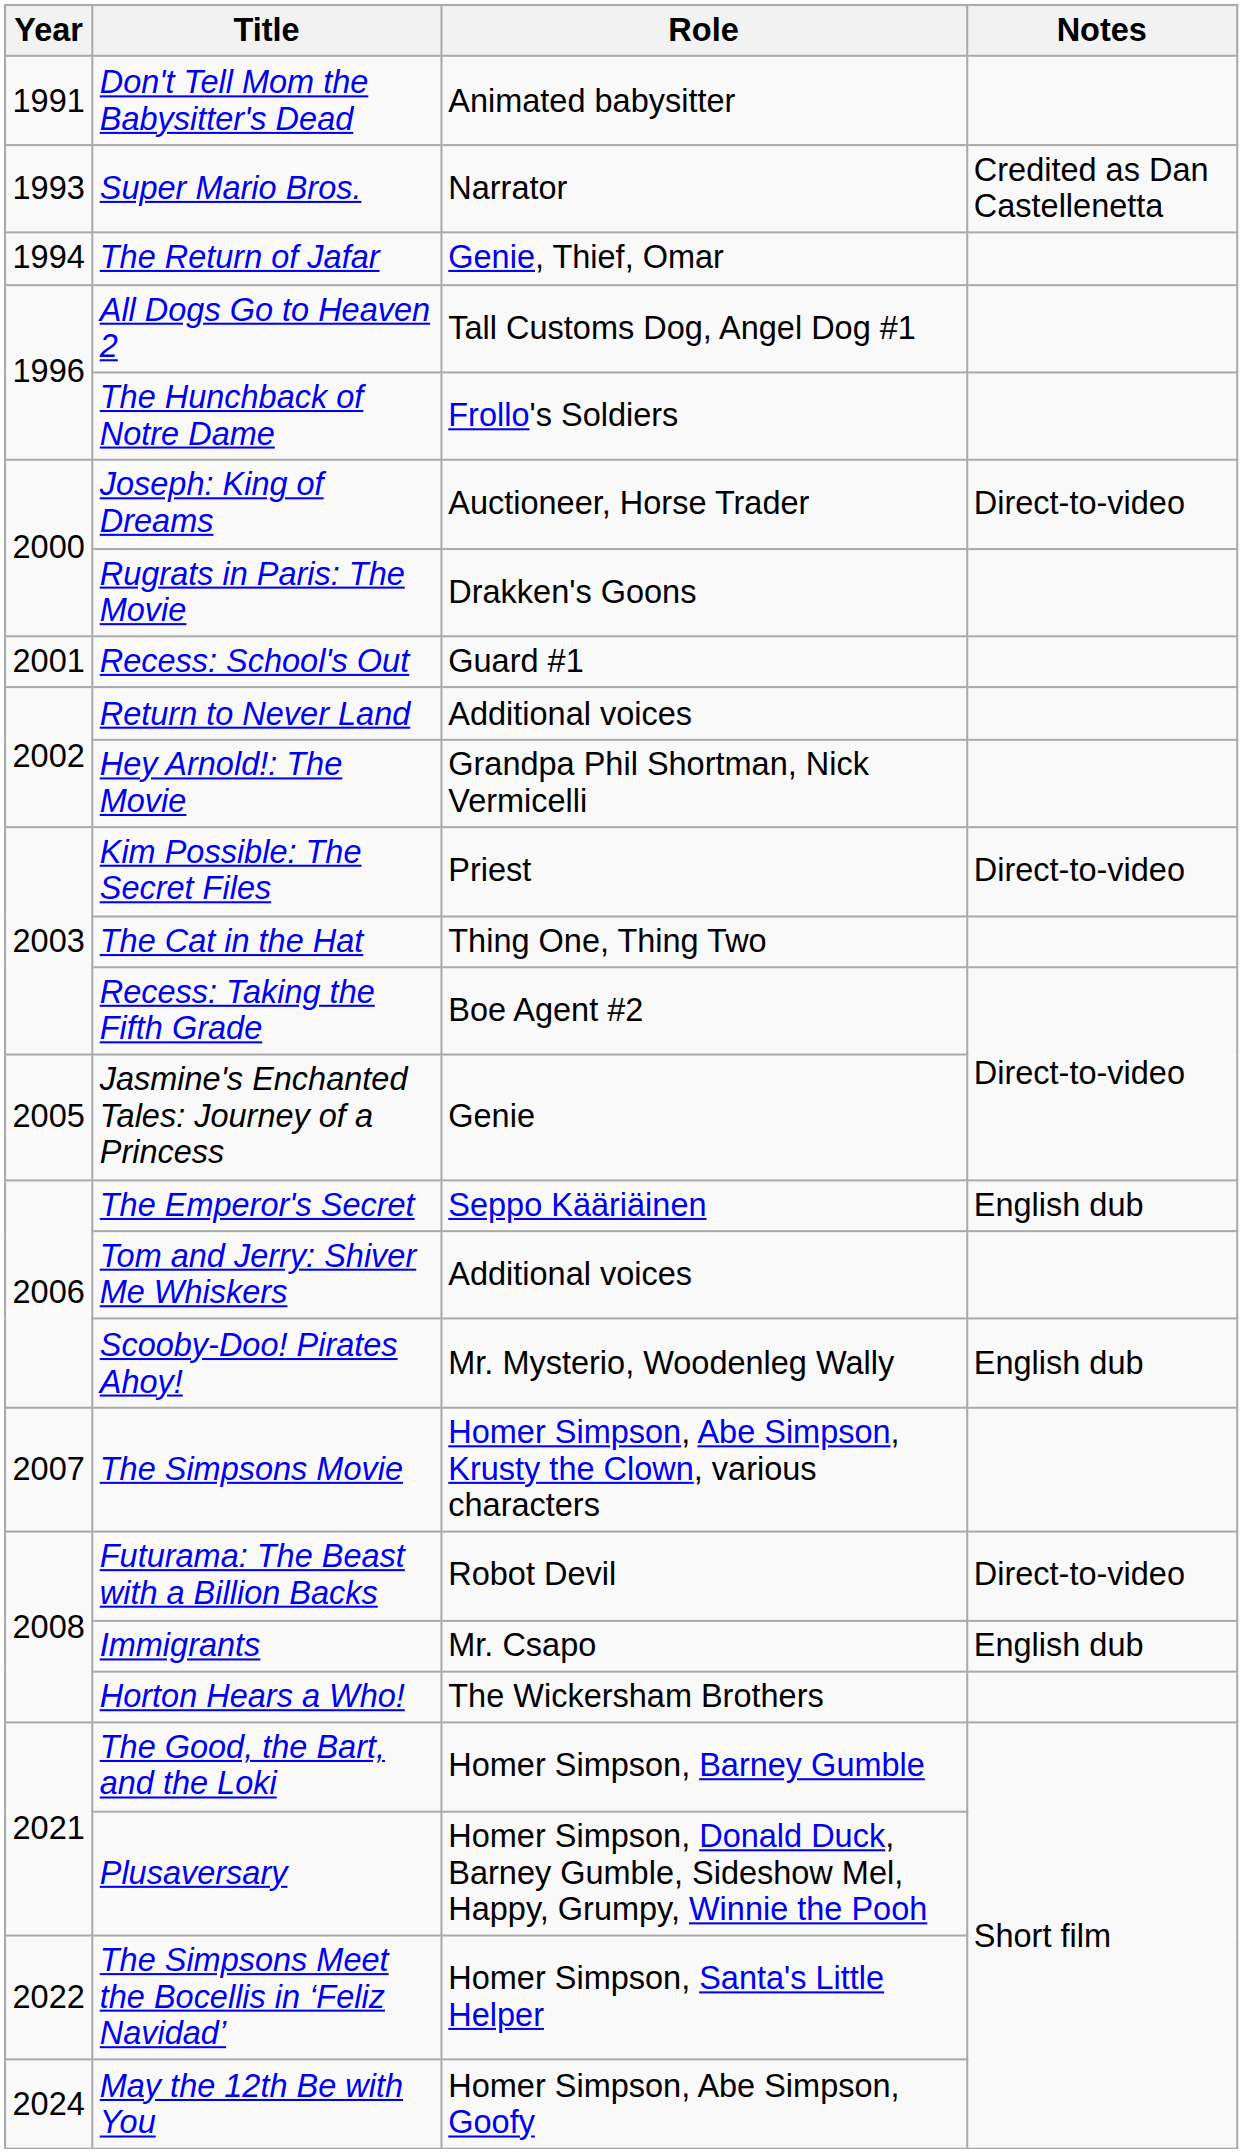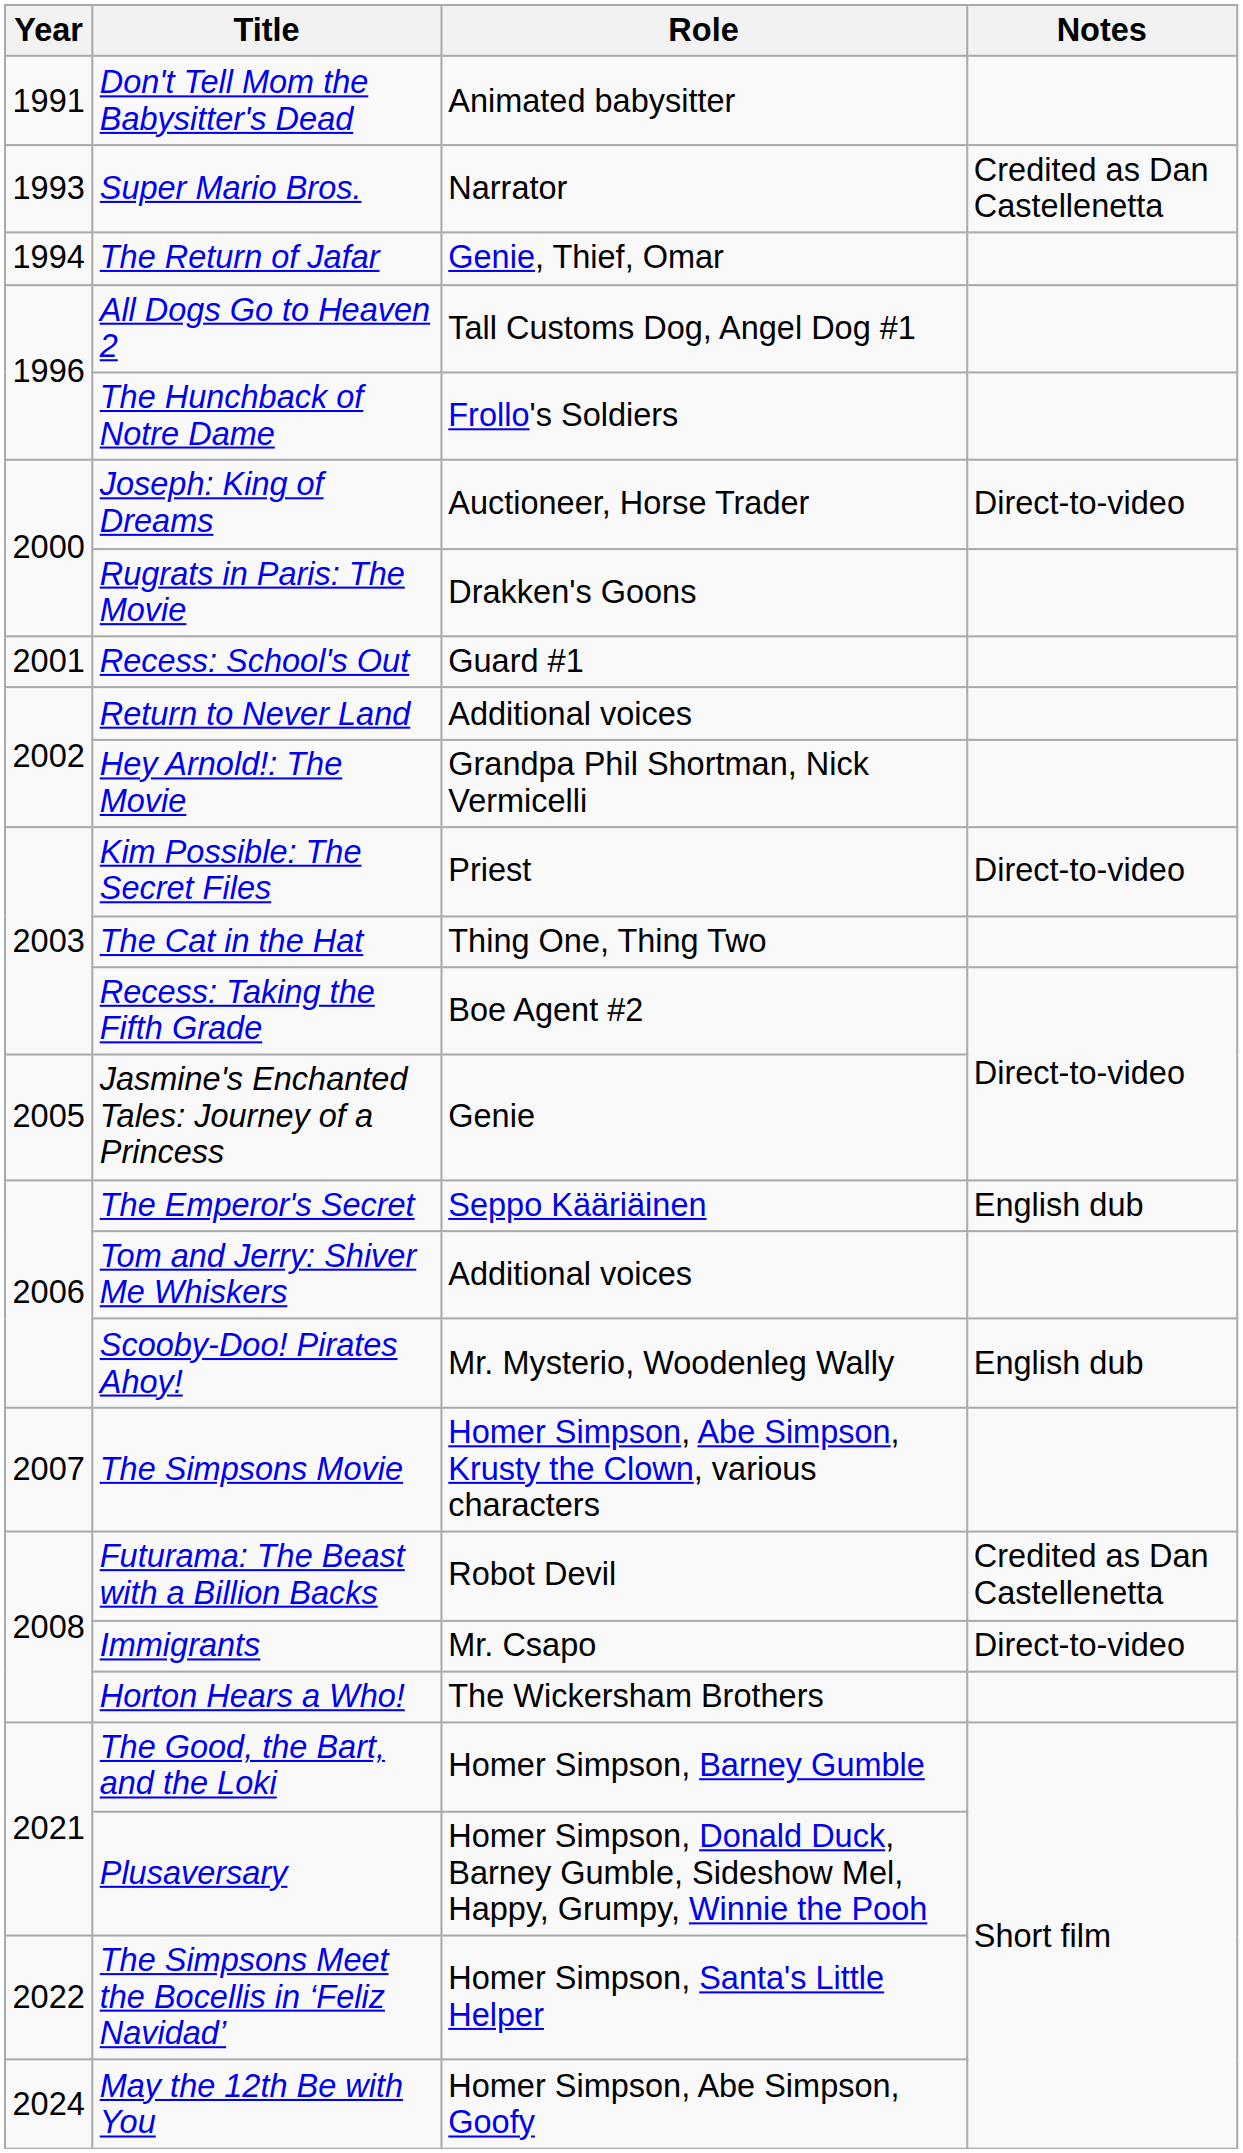(1079, 1575) Direct-to-video -> (1091, 1575) Credited as Dan Castellenetta
(1059, 1645) English dub -> (1079, 1645) Direct-to-video
